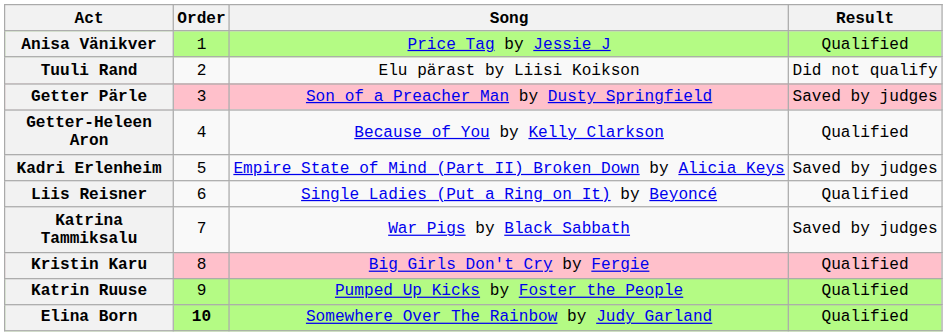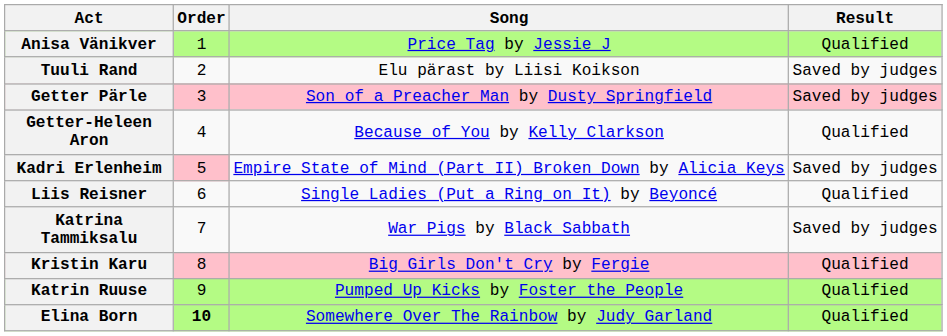(865, 70) Did not qualify -> (865, 70) Saved by judges
(202, 168) no background -> (202, 168) pink background
